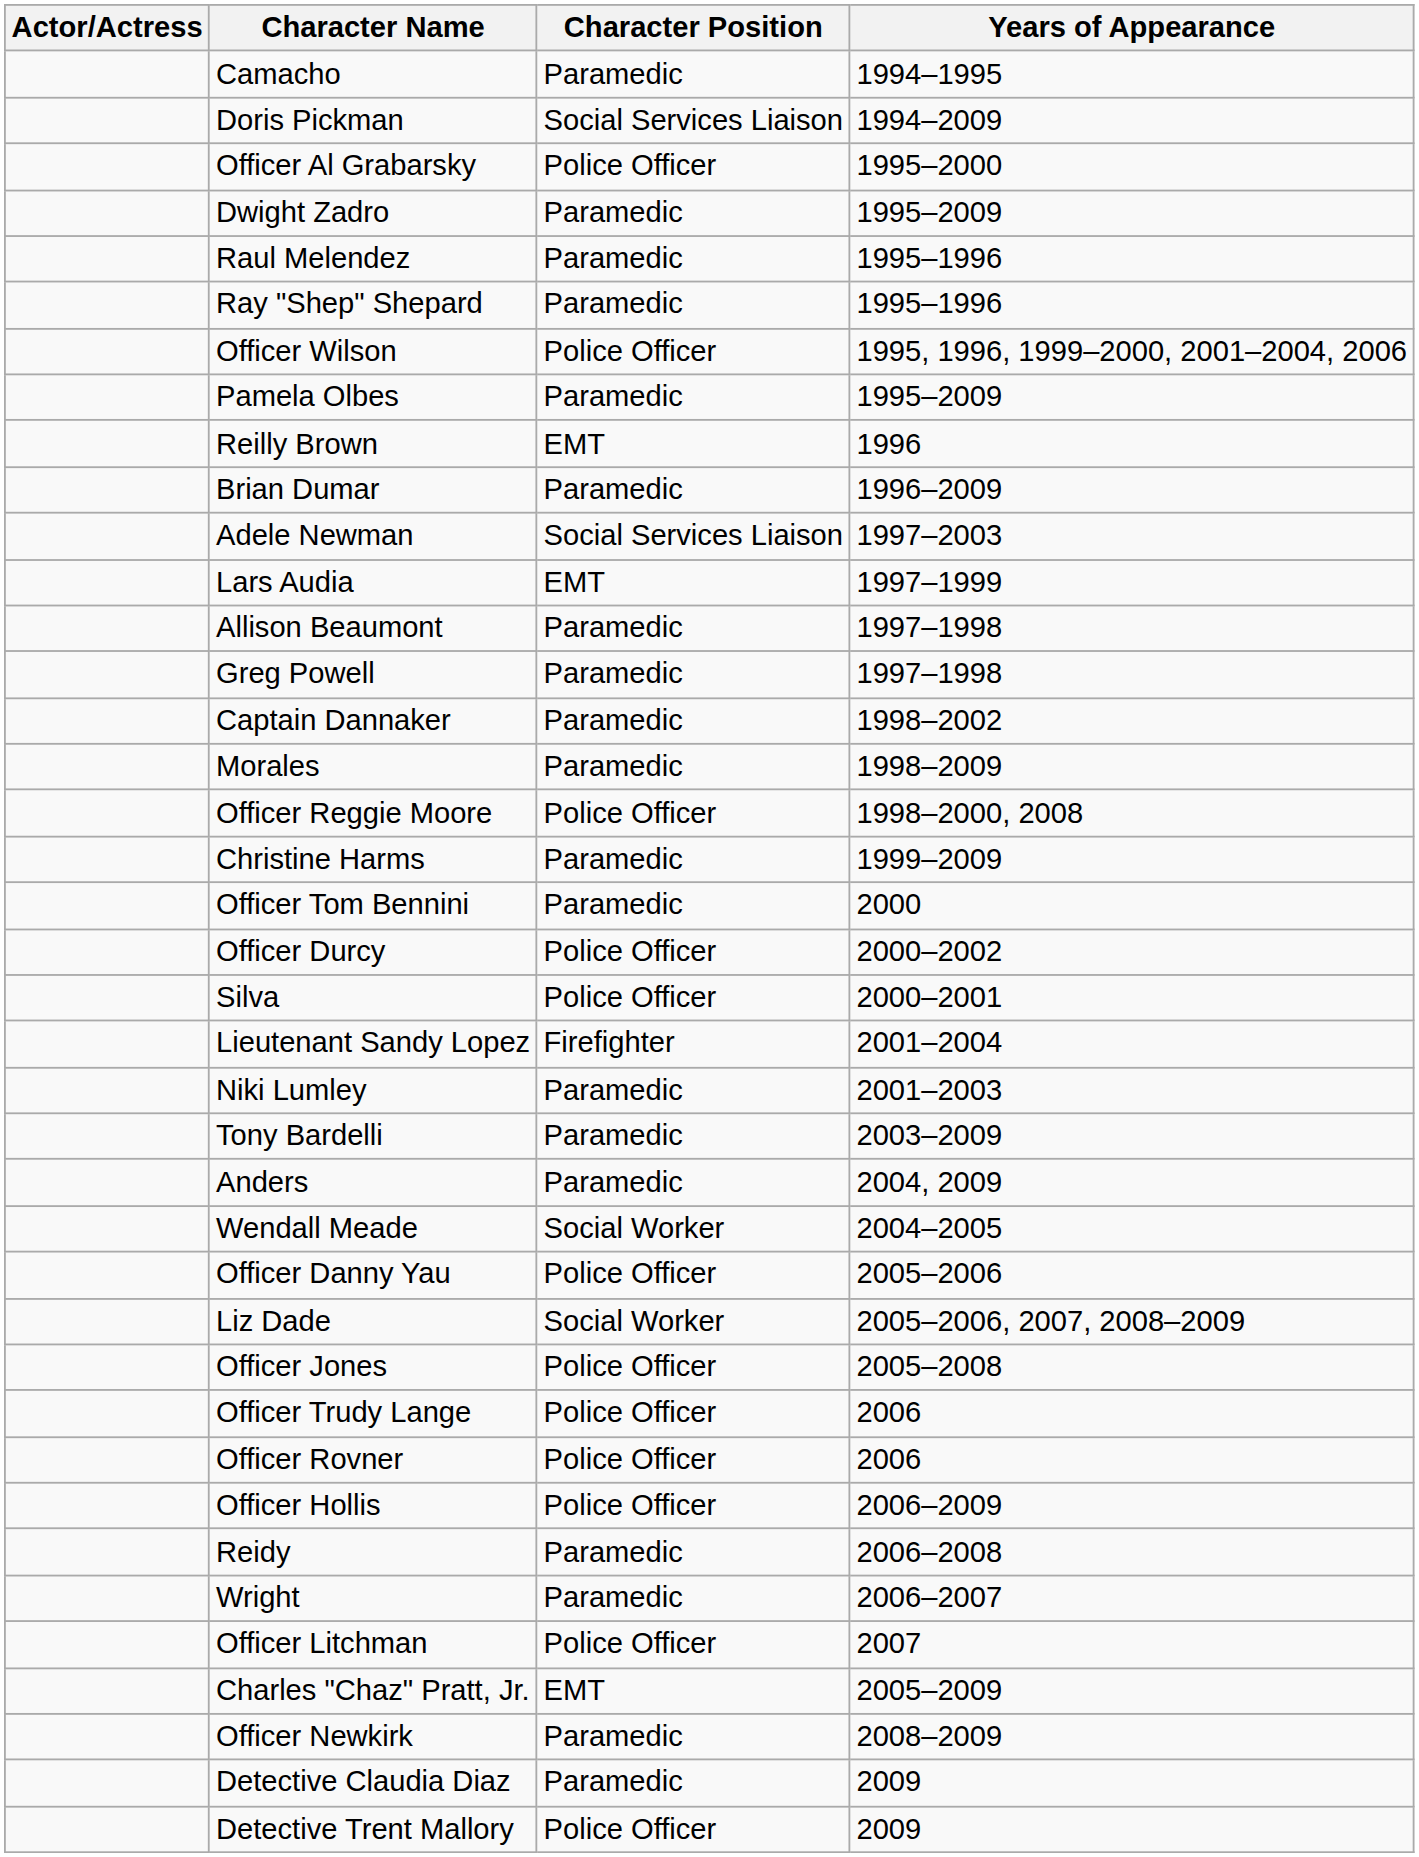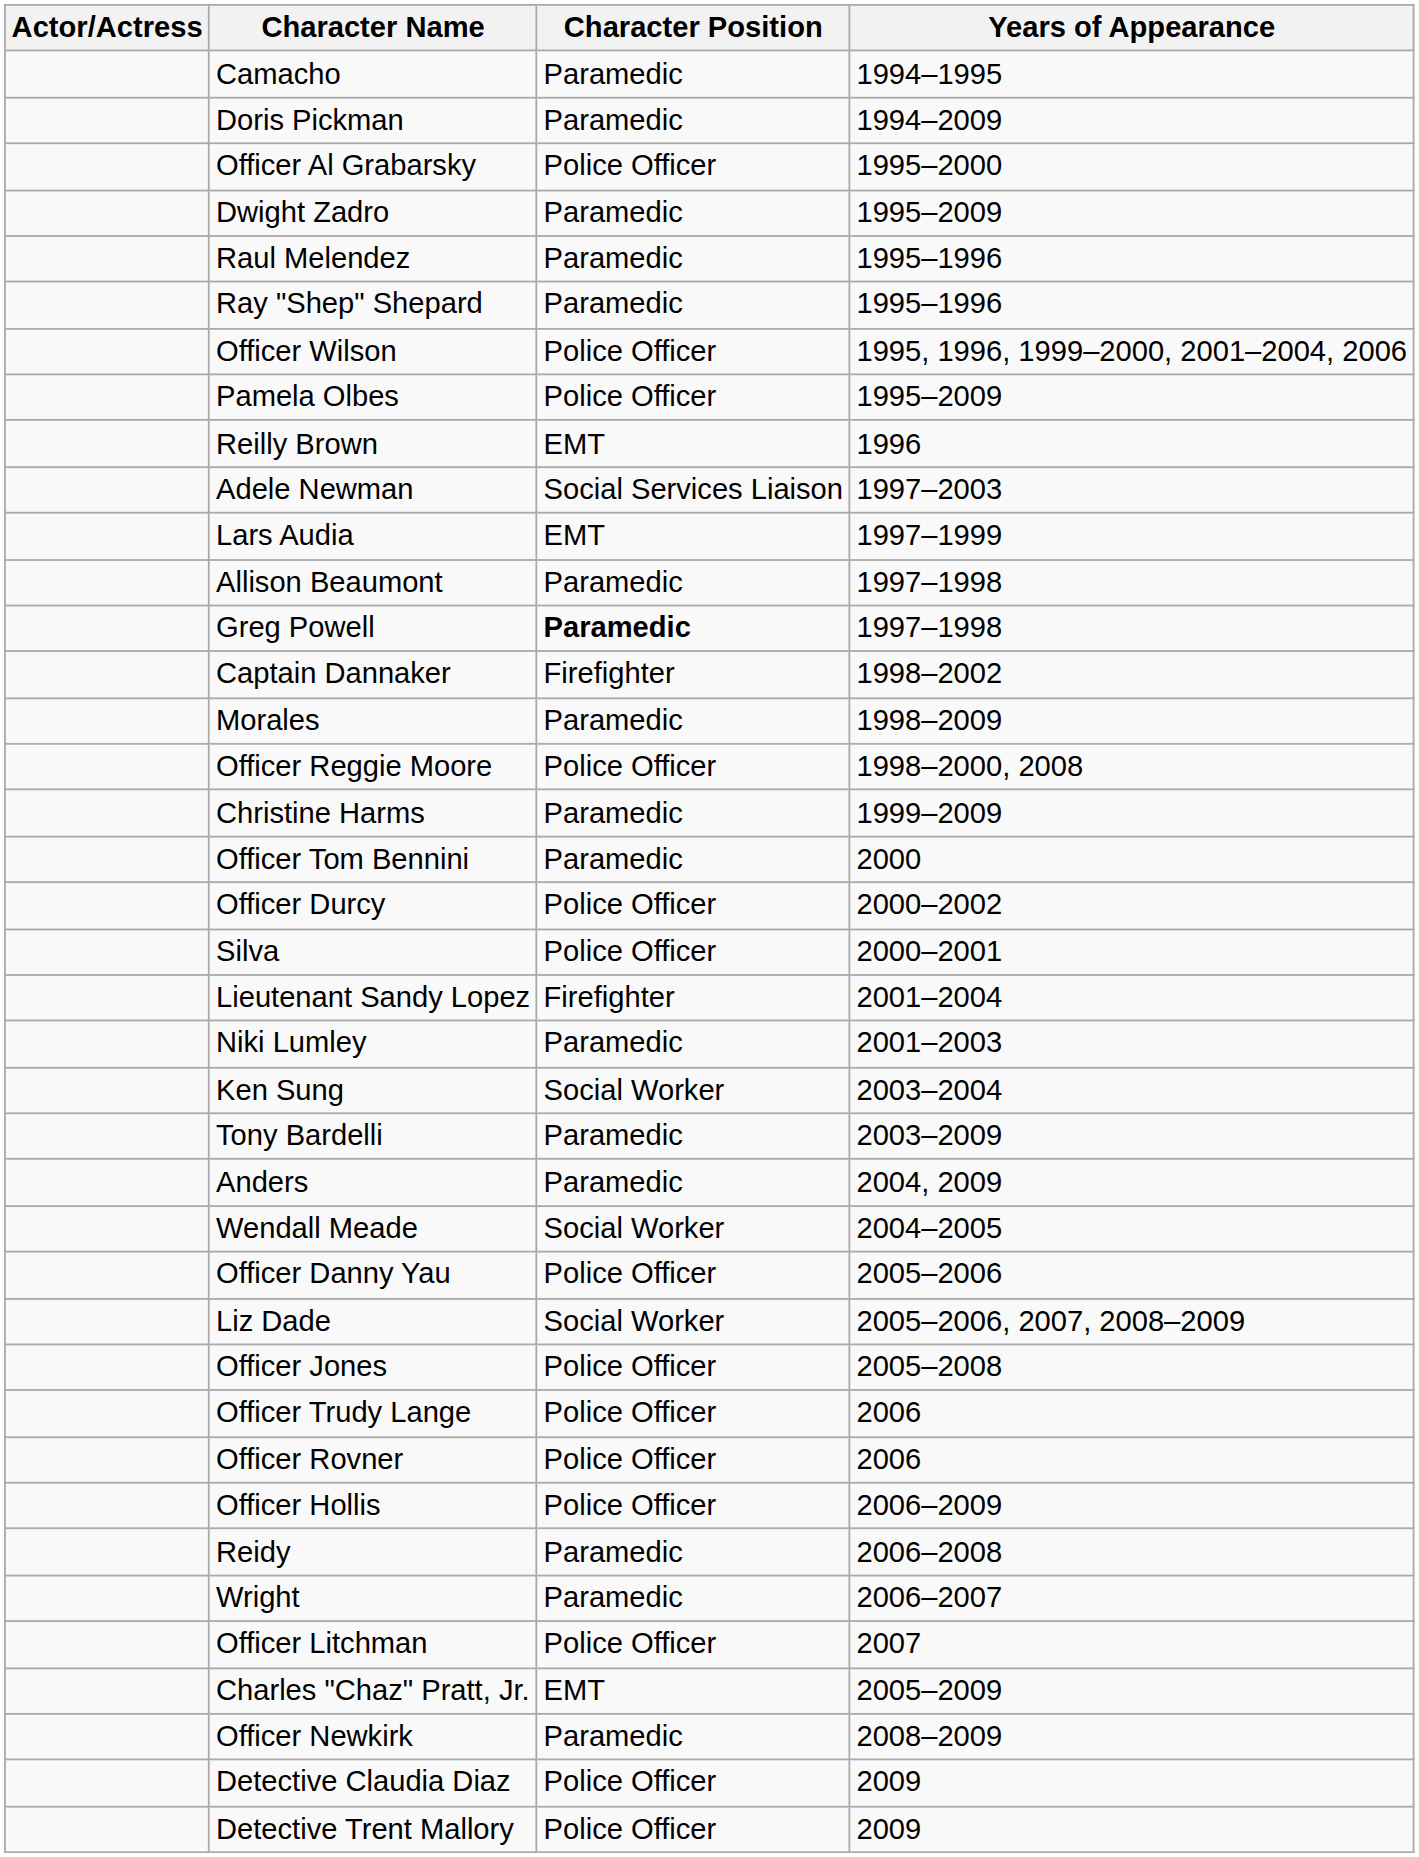(693, 119) Social Services Liaison -> (613, 119) Paramedic
(613, 397) Paramedic -> (630, 397) Police Officer
- row: (298, 489)
(613, 674) normal -> (617, 627) bold
(613, 720) Paramedic -> (609, 674) Firefighter
+ row: (280, 1089)
(613, 1782) Paramedic -> (630, 1782) Police Officer
